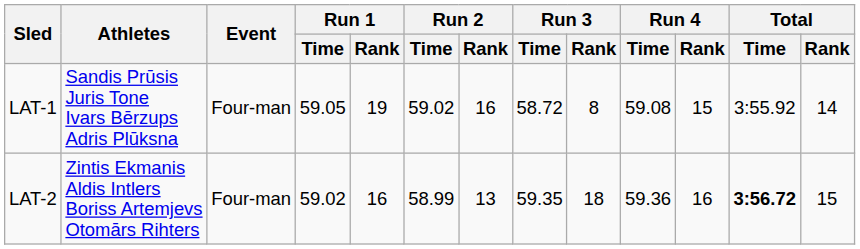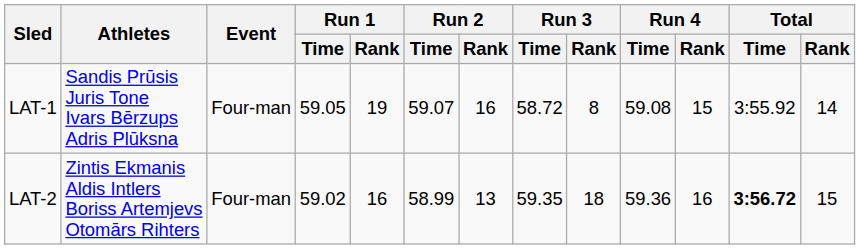(431, 109) 59.02 -> (431, 109) 59.07
